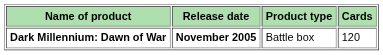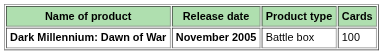(351, 38) 120 -> (351, 38) 100
